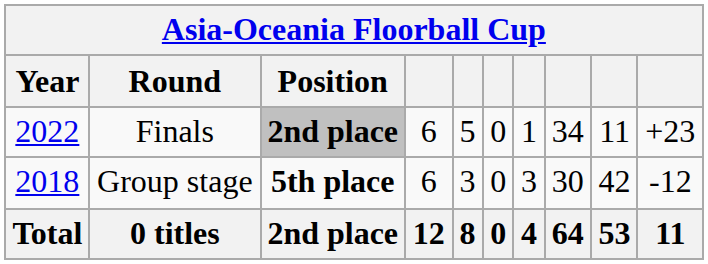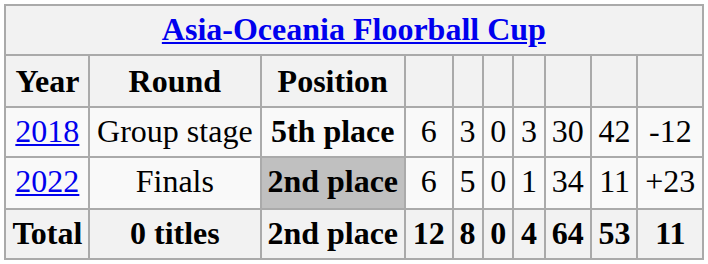rows swapped: (175, 182) <-> (175, 131)
